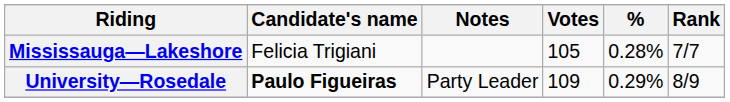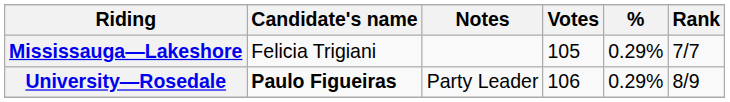(636, 50) 0.28% -> (636, 50) 0.29%
(564, 81) 109 -> (564, 81) 106
